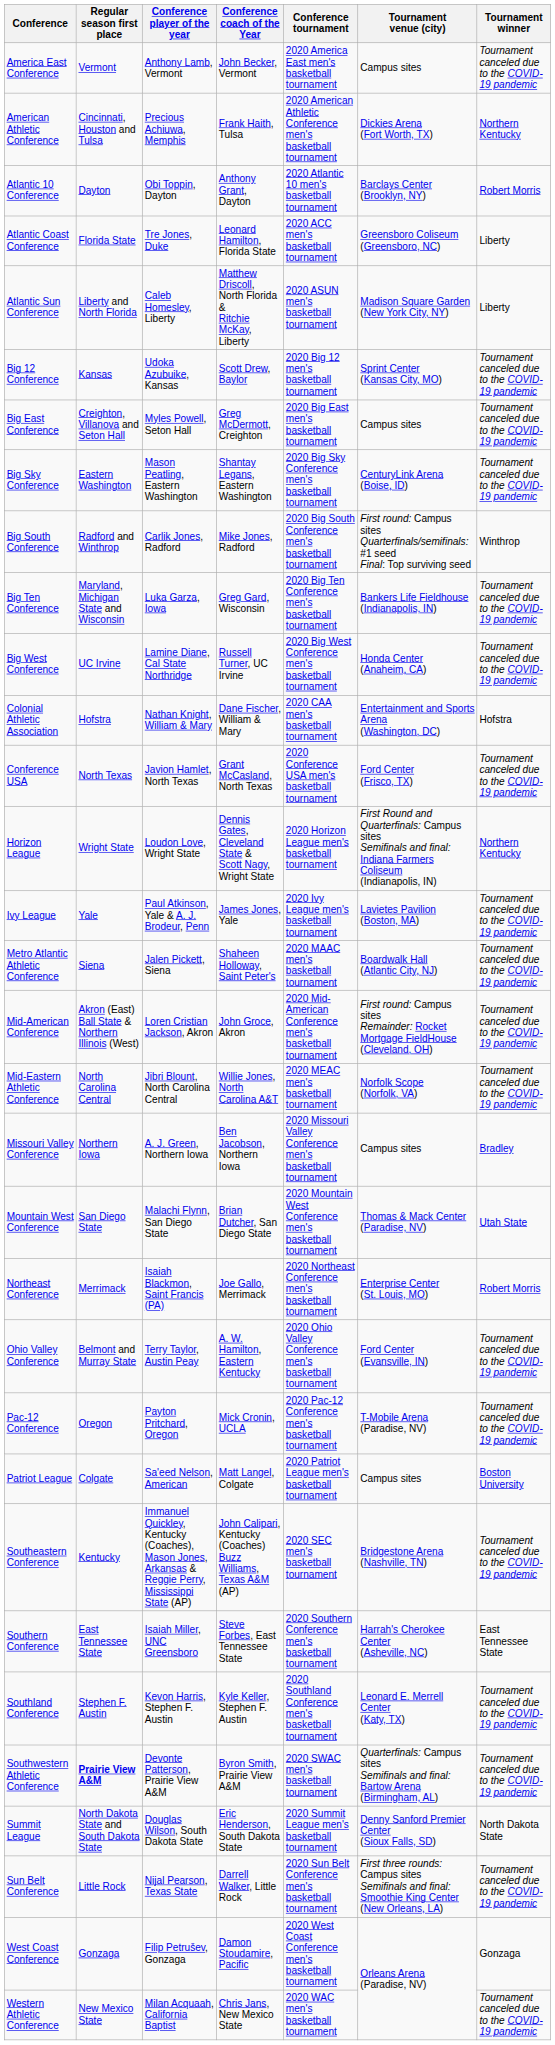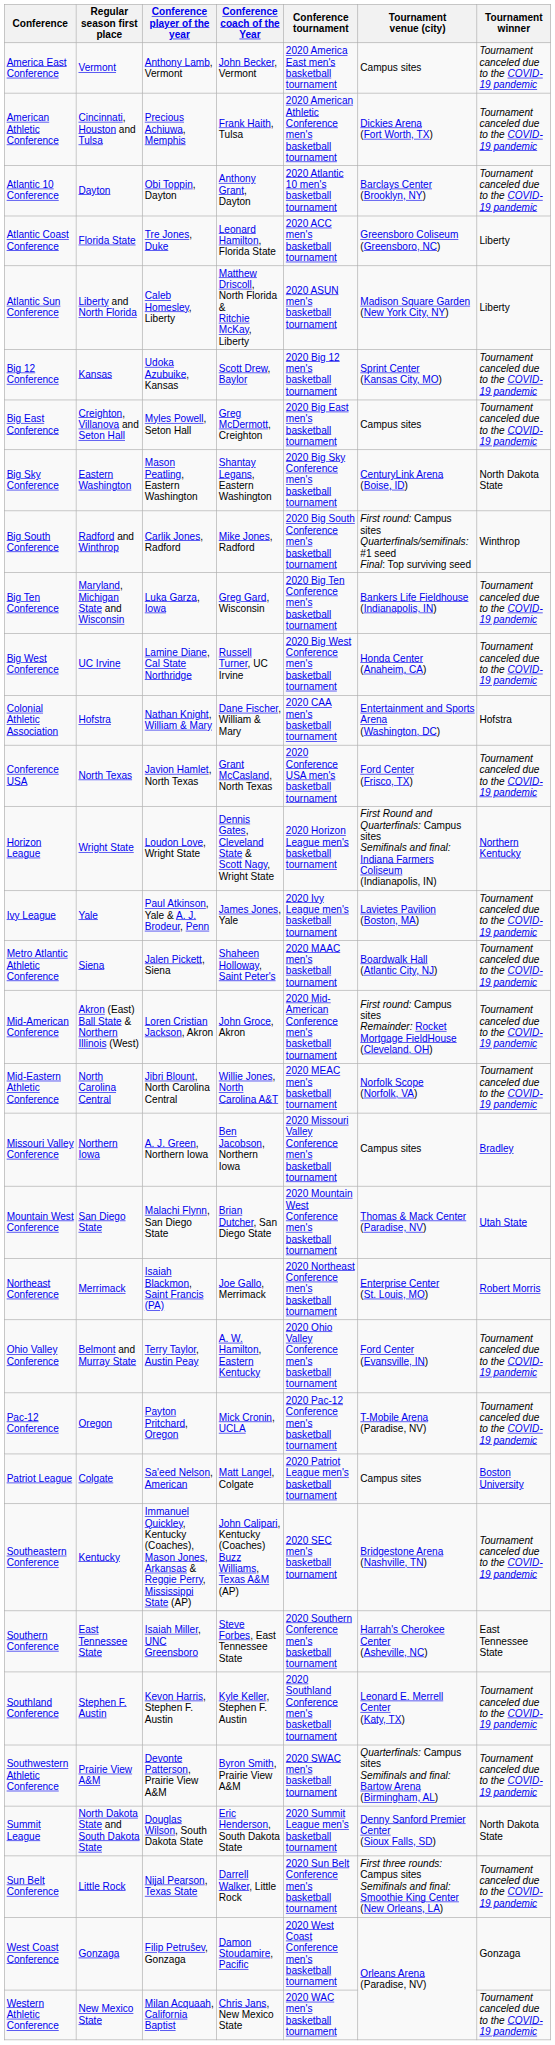(500, 129) Northern Kentucky -> (511, 129) Tournament canceled due to the COVID-19 pandemic
(510, 190) Robert Morris -> (511, 190) Tournament canceled due to the COVID-19 pandemic
(511, 480) Tournament canceled due to the COVID-19 pandemic -> (509, 480) North Dakota State
(107, 1775) bold -> (105, 1775) normal
